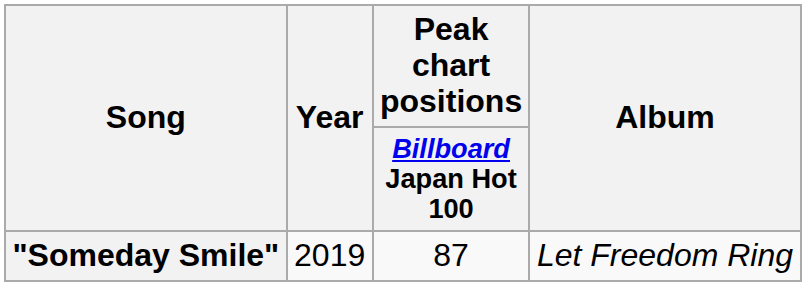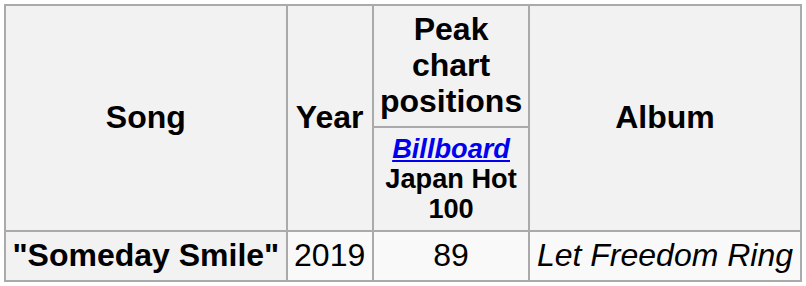(451, 255) 87 -> (451, 255) 89
